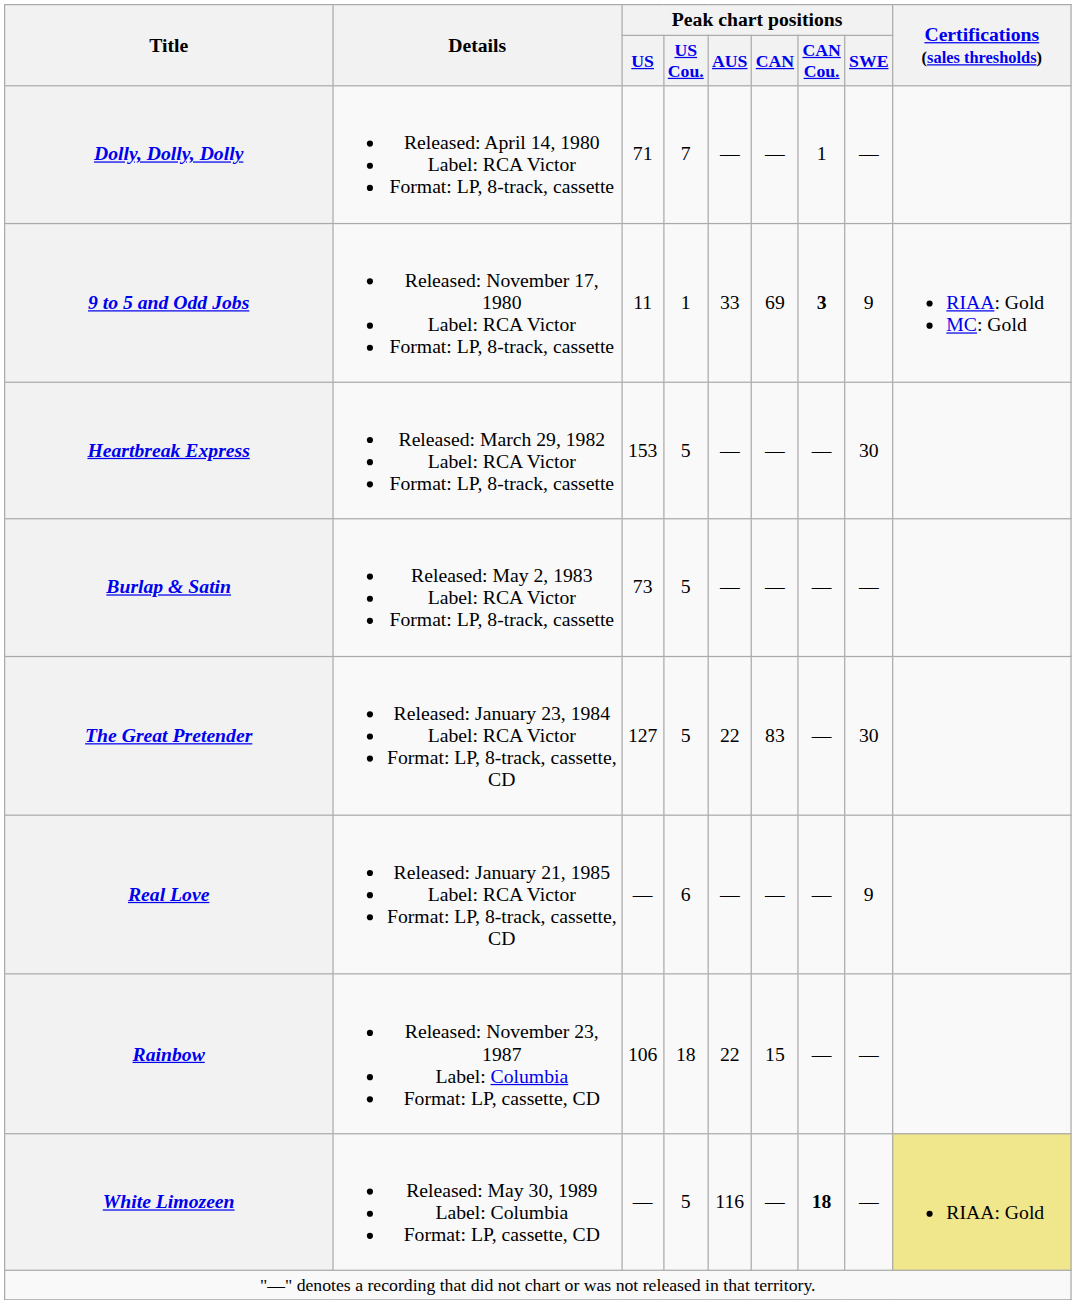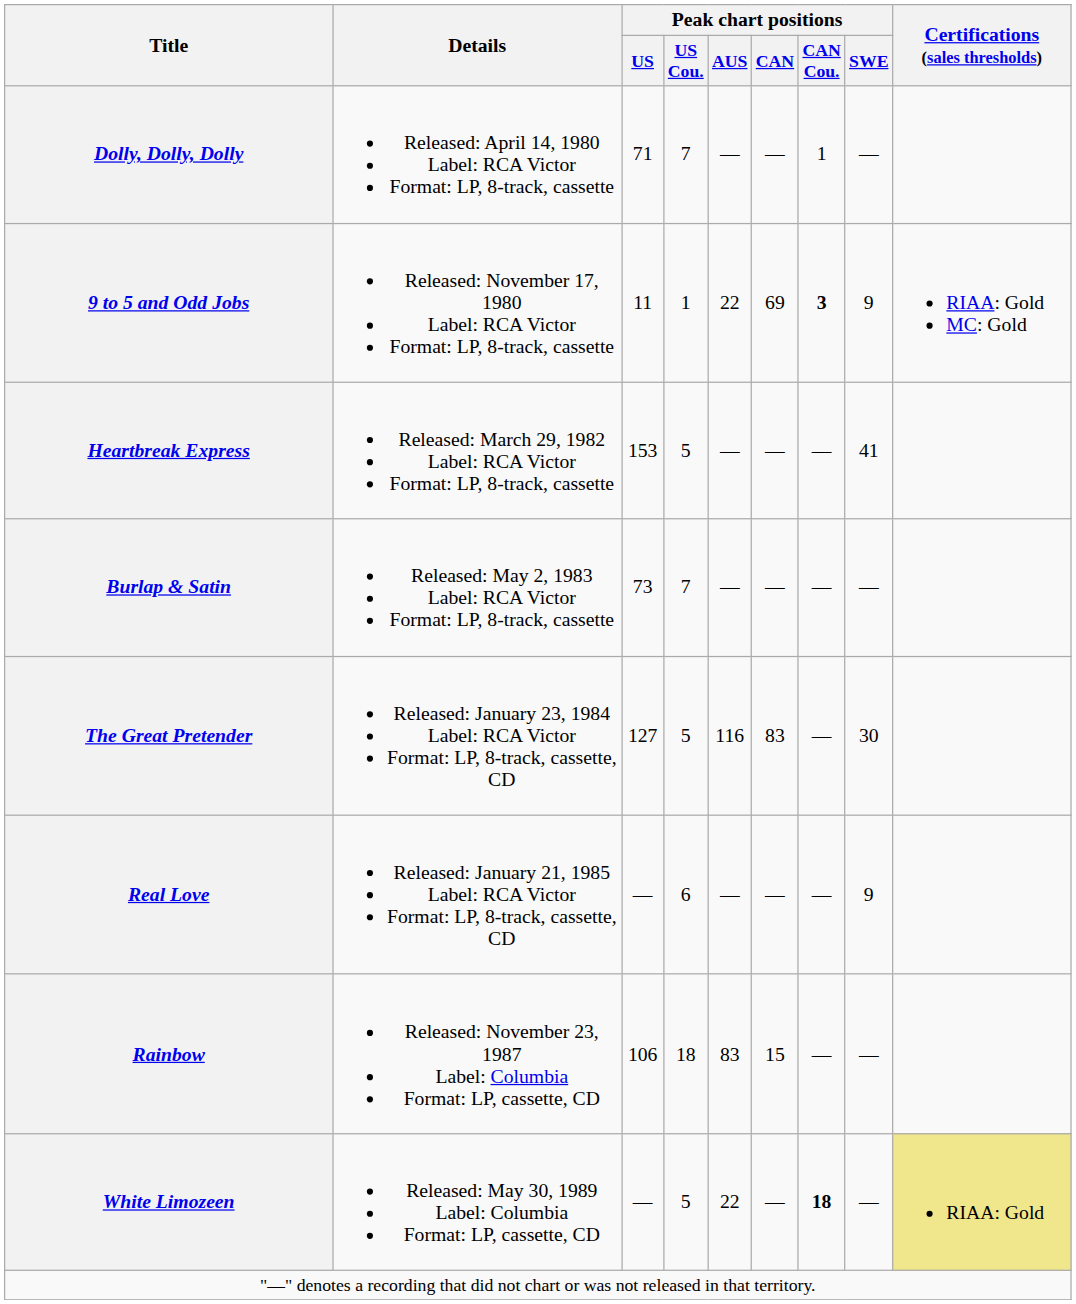(730, 302) 33 -> (730, 302) 22
(869, 450) 30 -> (869, 450) 41
(686, 587) 5 -> (686, 587) 7
(730, 735) 22 -> (730, 735) 116
(730, 1053) 22 -> (730, 1053) 83
(730, 1201) 116 -> (730, 1201) 22
